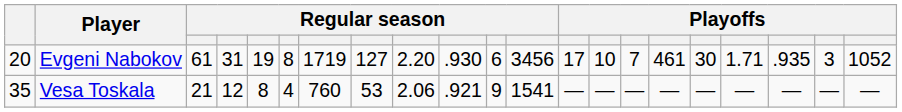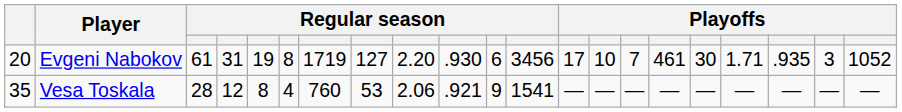(202, 90) 21 -> (202, 90) 28
